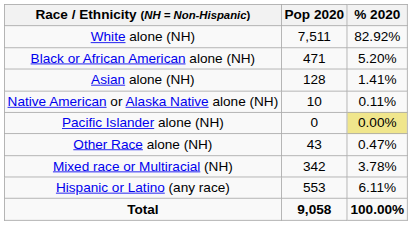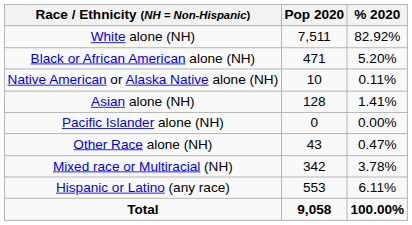rows swapped: (143, 101) <-> (143, 79)
(377, 123) khaki background -> (377, 123) no background
